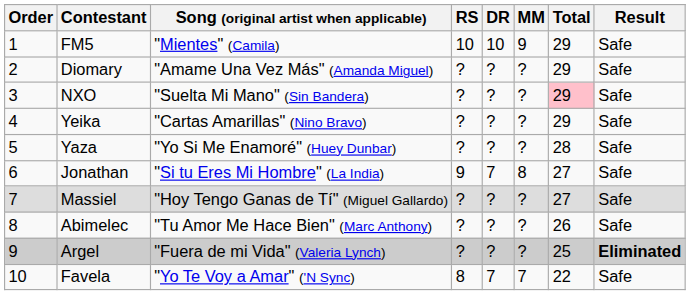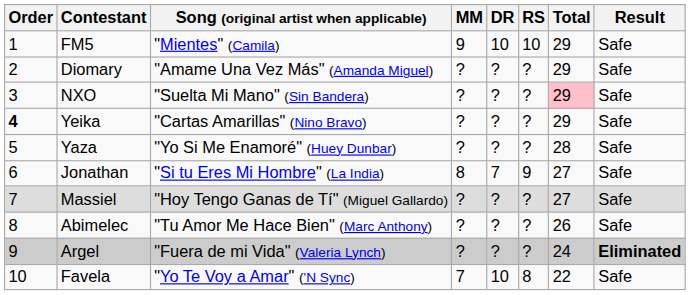columns swapped: (531, 18) <-> (467, 18)
(13, 122) normal -> (13, 122) bold
(562, 251) 25 -> (562, 251) 24
(491, 277) 7 -> (500, 277) 10
